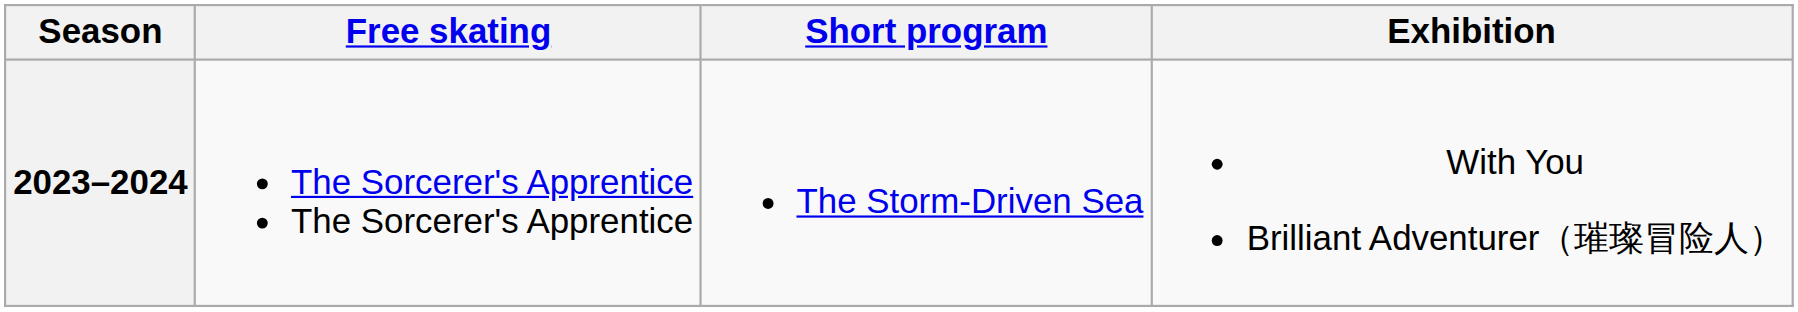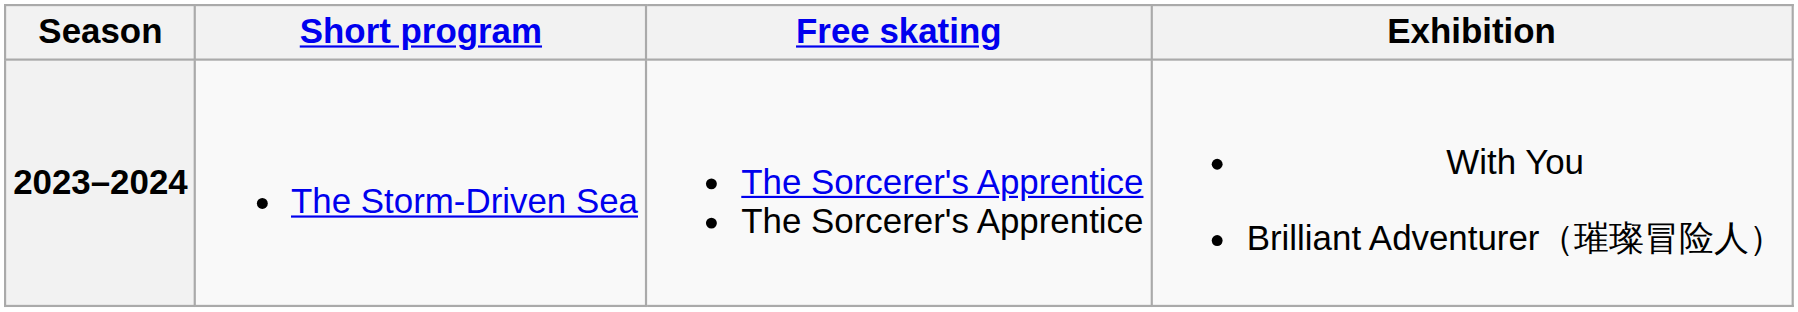columns swapped: (926, 32) <-> (448, 32)
